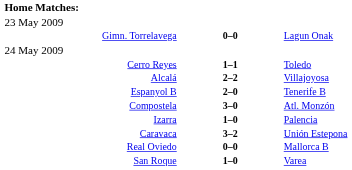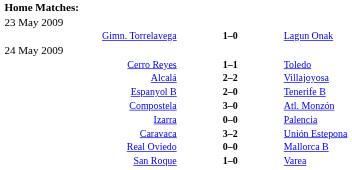(230, 36) 0–0 -> (230, 36) 1–0
(230, 119) 1–0 -> (230, 119) 0–0
